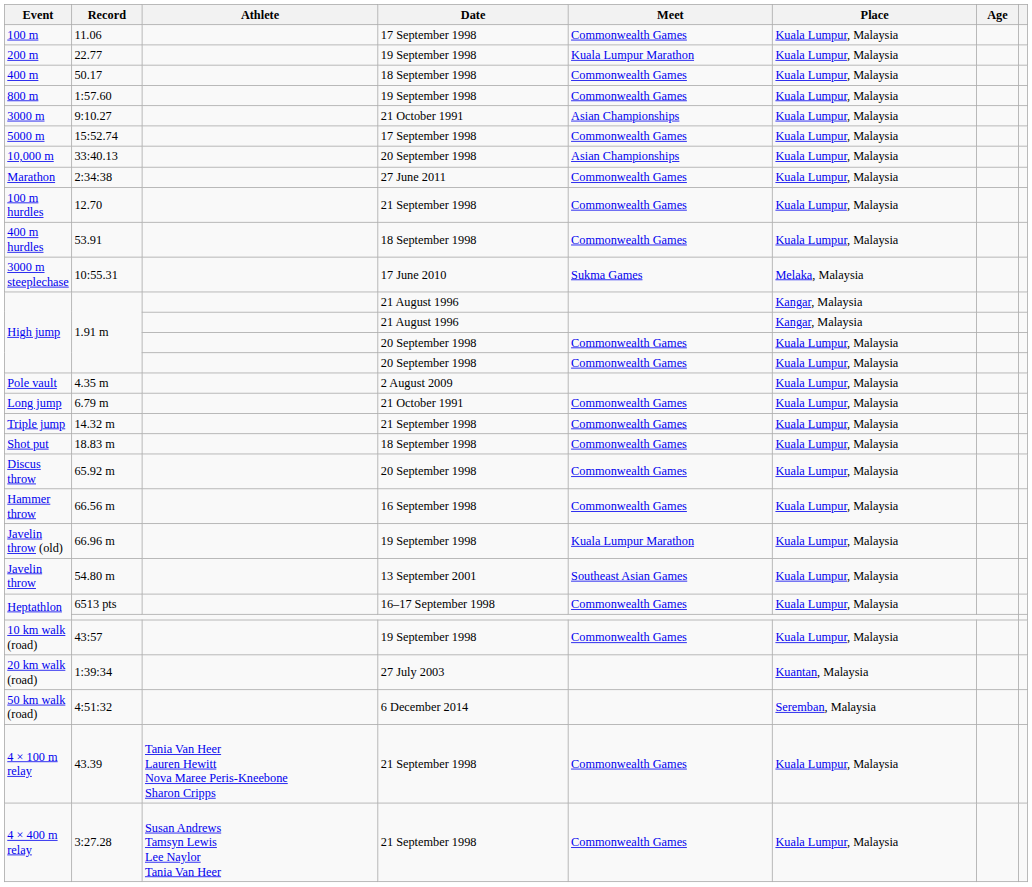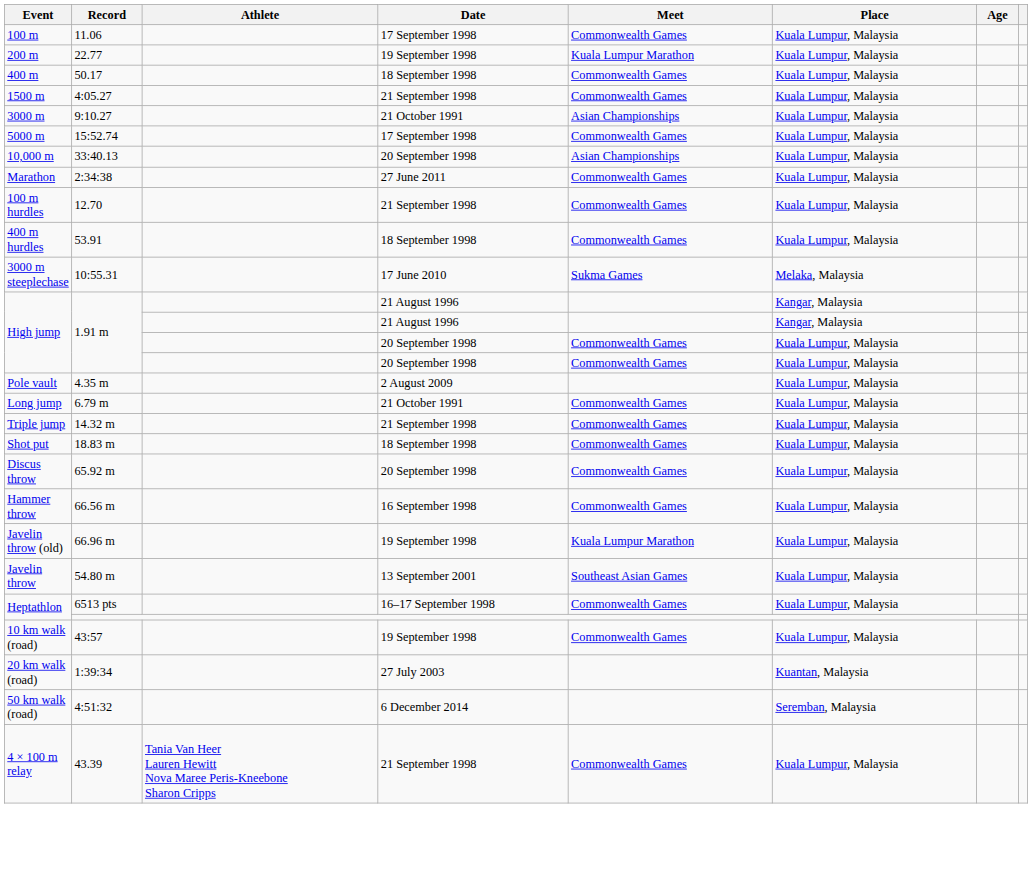- row: (93, 96)
+ row: (93, 96)
- row: (93, 842)
